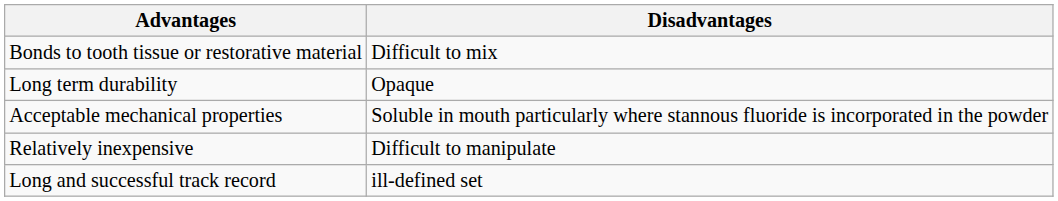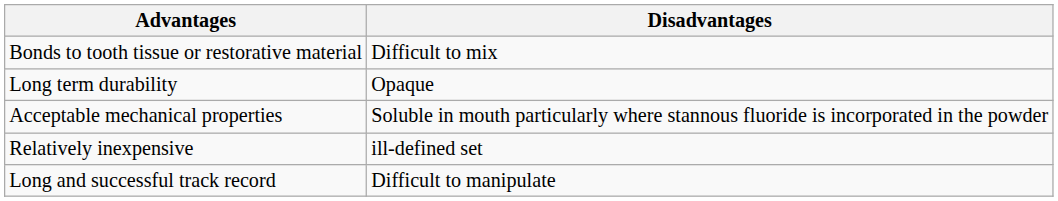(464, 148) Difficult to manipulate -> (427, 148) ill-defined set
(427, 180) ill-defined set -> (464, 180) Difficult to manipulate
